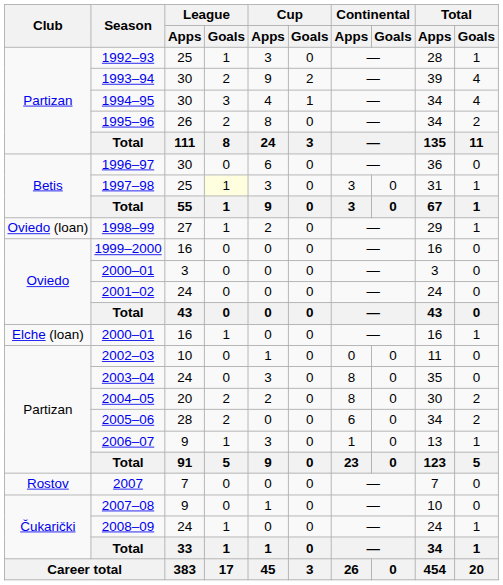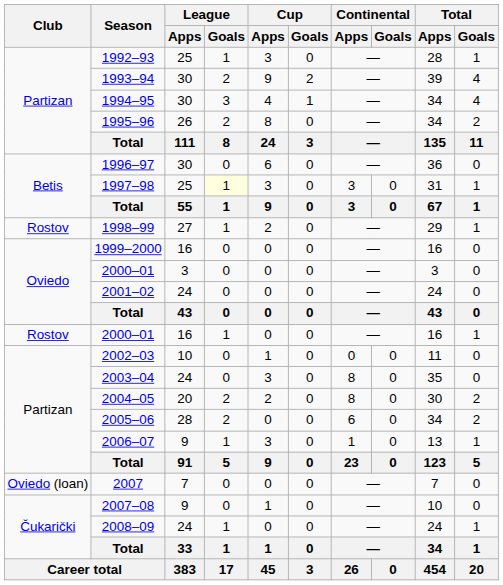(48, 228) Oviedo (loan) -> (48, 228) Rostov
(48, 334) Elche (loan) -> (48, 334) Rostov
(48, 484) Rostov -> (48, 484) Oviedo (loan)
